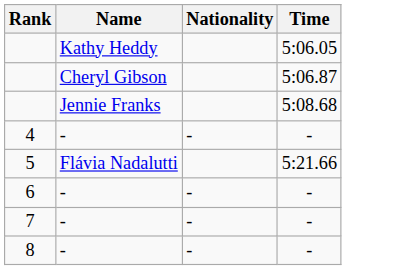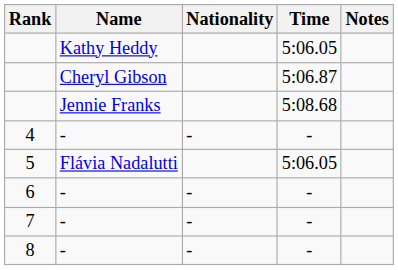+ column: (367, 18)
(309, 163) 5:21.66 -> (309, 163) 5:06.05
